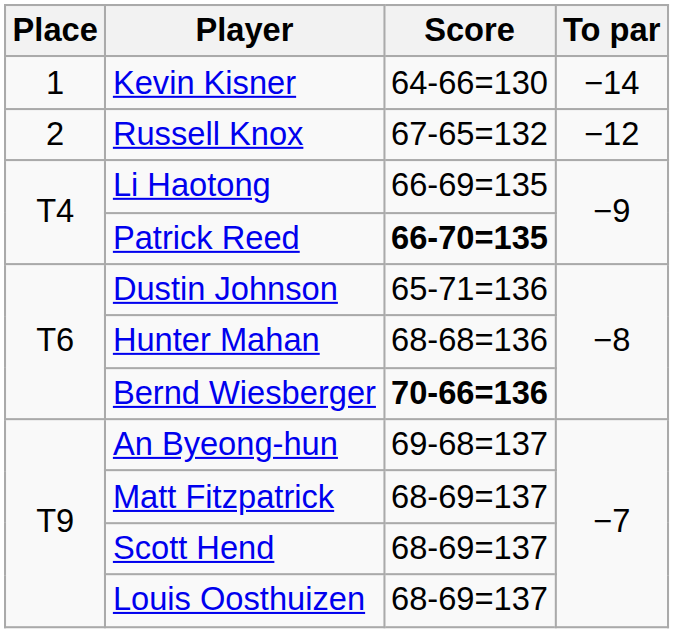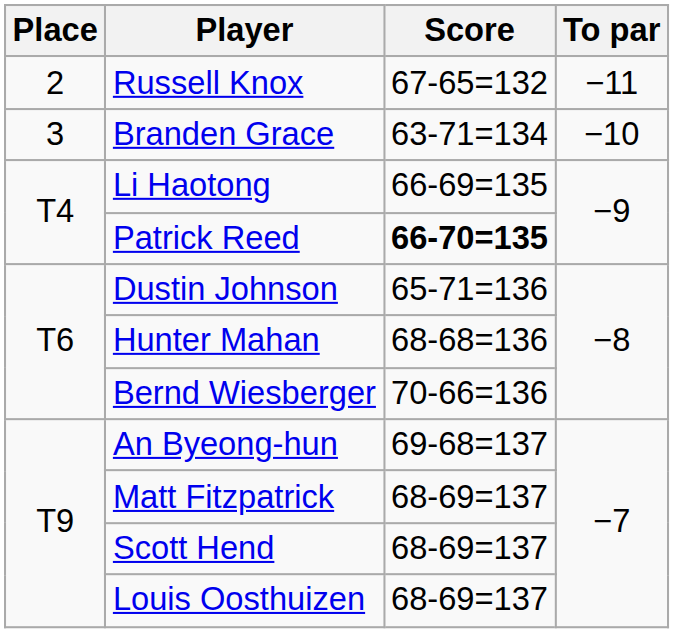- row: (205, 82)
(612, 133) −12 -> (612, 82) −11
+ row: (224, 133)
(470, 392) bold -> (470, 392) normal
